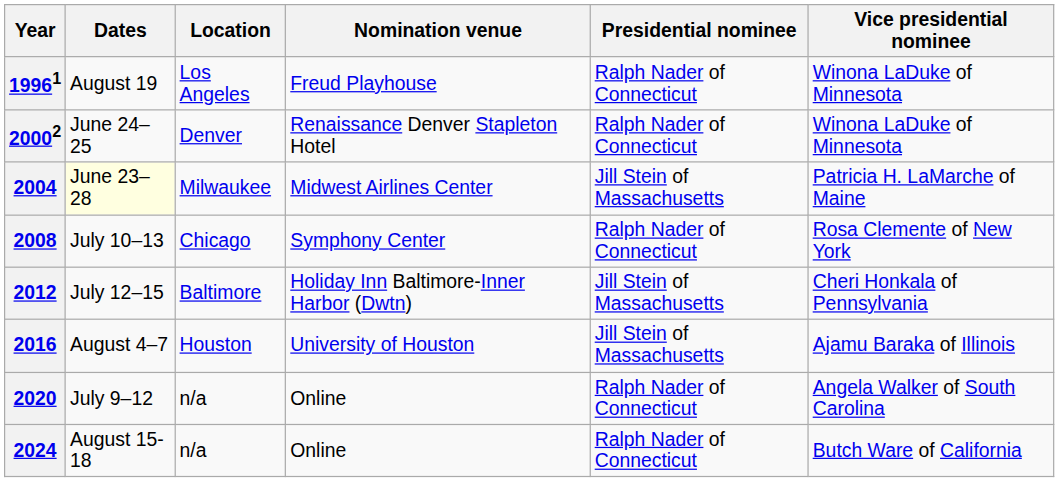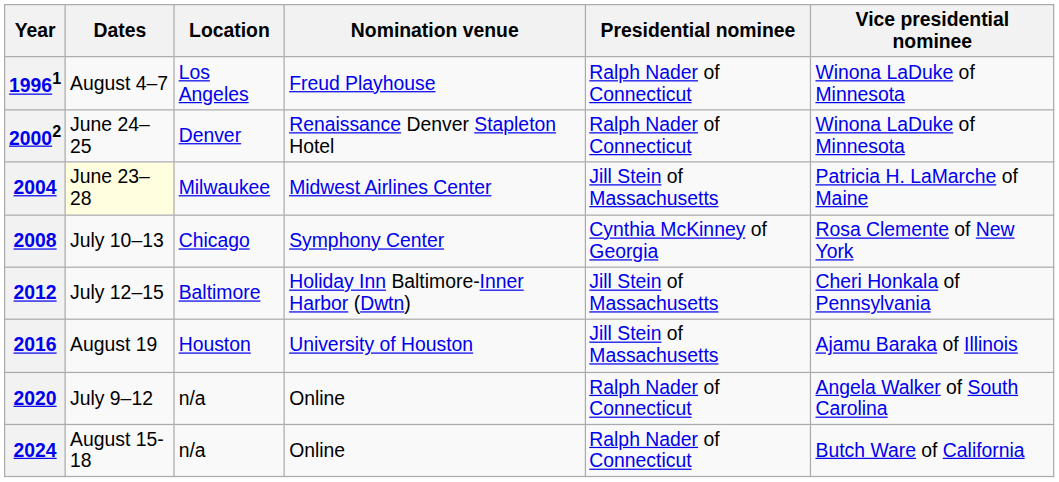(114, 83) August 19 -> (119, 83) August 4–7
(660, 240) Ralph Nader of Connecticut -> (678, 240) Cynthia McKinney of Georgia
(119, 345) August 4–7 -> (114, 345) August 19
